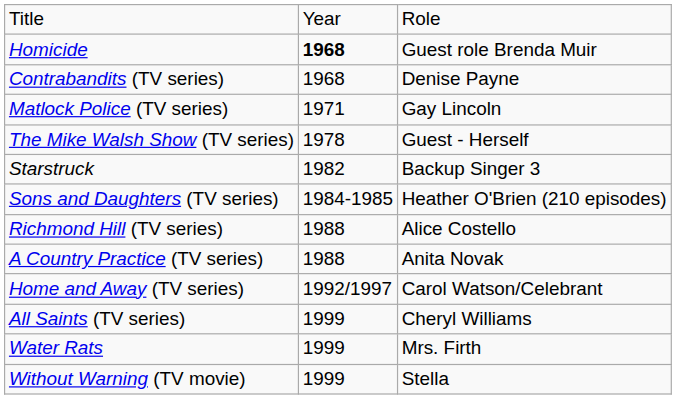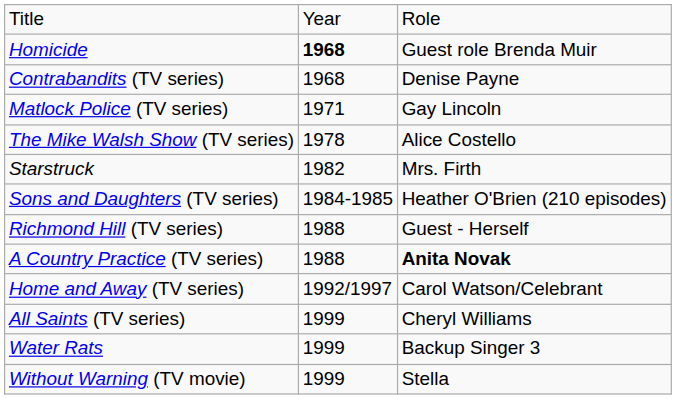(465, 139) Guest - Herself -> (459, 139) Alice Costello
(471, 169) Backup Singer 3 -> (442, 169) Mrs. Firth
(459, 229) Alice Costello -> (465, 229) Guest - Herself
(453, 259) normal -> (456, 259) bold
(442, 348) Mrs. Firth -> (471, 348) Backup Singer 3
